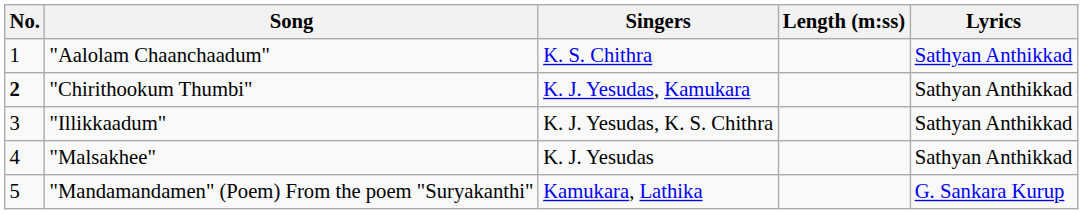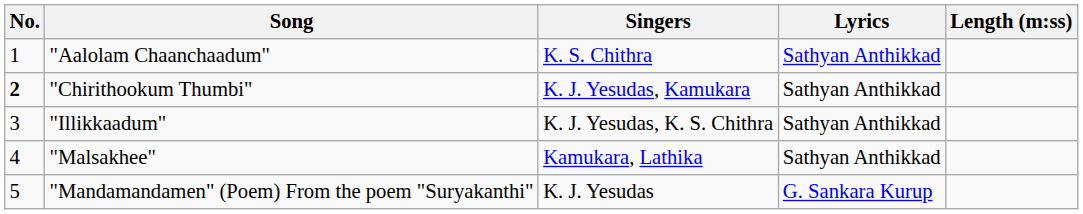columns swapped: (994, 21) <-> (844, 21)
(599, 158) K. J. Yesudas -> (623, 158) Kamukara, Lathika
(623, 192) Kamukara, Lathika -> (599, 192) K. J. Yesudas
